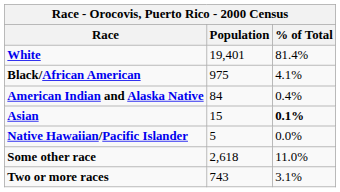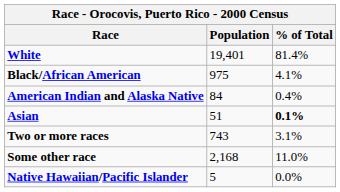(216, 116) 15 -> (216, 116) 51
rows swapped: (98, 136) <-> (58, 177)
(224, 156) 2,618 -> (224, 156) 2,168
